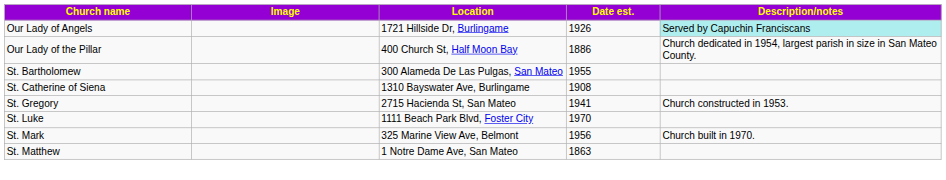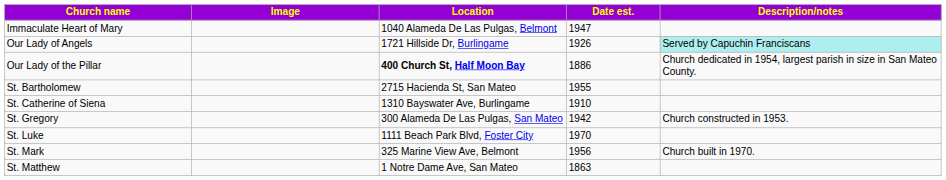+ row: (65, 28)
(449, 50) normal -> (453, 66) bold
(472, 71) 300 Alameda De Las Pulgas, San Mateo -> (449, 87) 2715 Hacienda St, San Mateo
(580, 87) 1908 -> (580, 103) 1910
(449, 103) 2715 Hacienda St, San Mateo -> (472, 119) 300 Alameda De Las Pulgas, San Mateo
(580, 103) 1941 -> (580, 119) 1942
